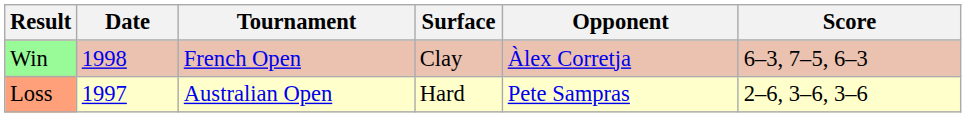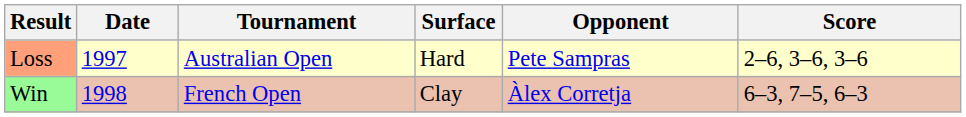rows swapped: (31, 93) <-> (29, 58)
